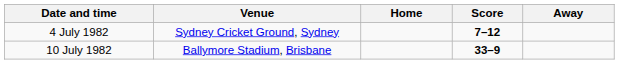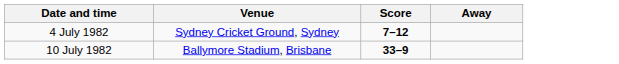- column: (406, 13)
